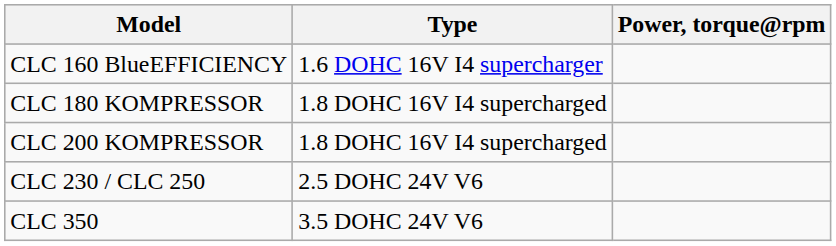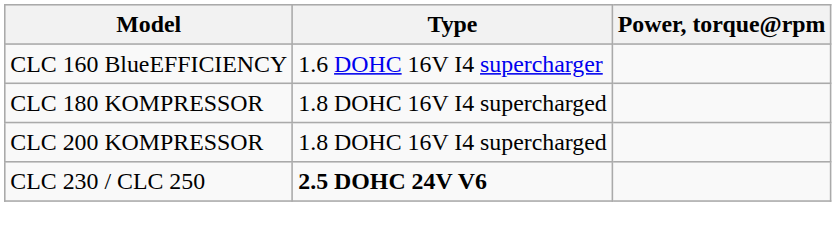(391, 181) normal -> (393, 181) bold
- row: (54, 221)
